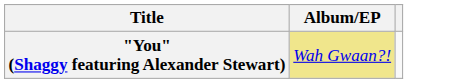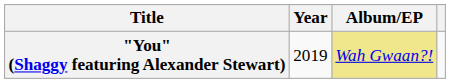+ column: (310, 18)
